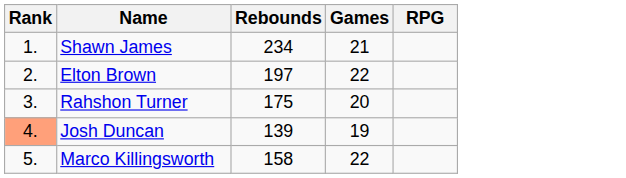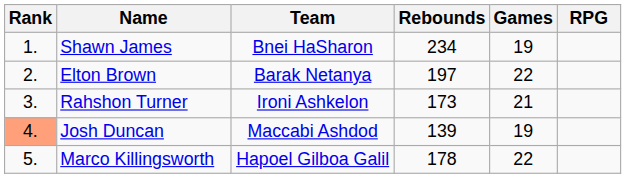+ column: (313, 18)
(360, 46) 21 -> (523, 46) 19
(278, 103) 175 -> (442, 103) 173
(360, 103) 20 -> (523, 103) 21
(278, 159) 158 -> (442, 159) 178
